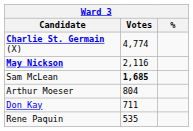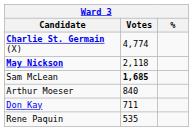(136, 63) 2,116 -> (136, 63) 2,118
(130, 91) 804 -> (130, 91) 840
